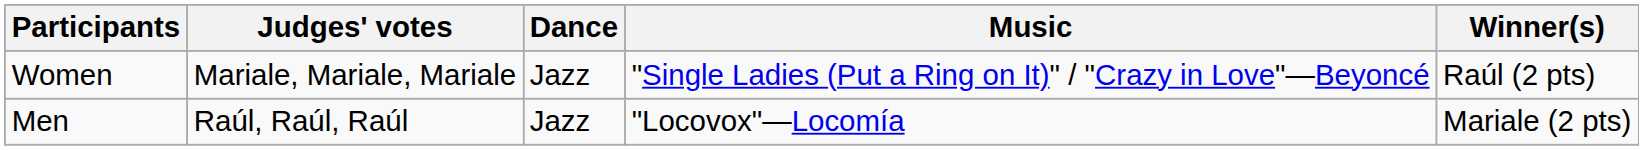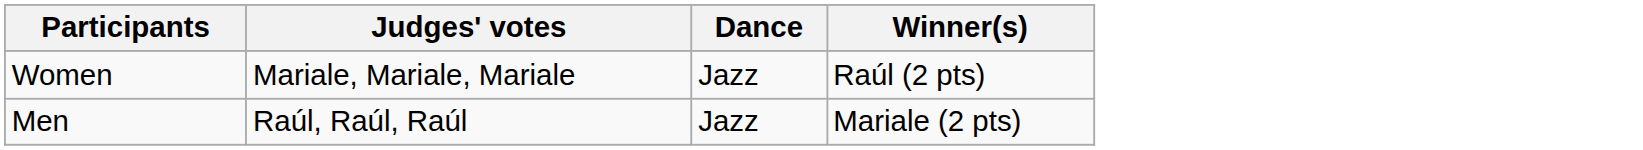- column: (1031, 27)
